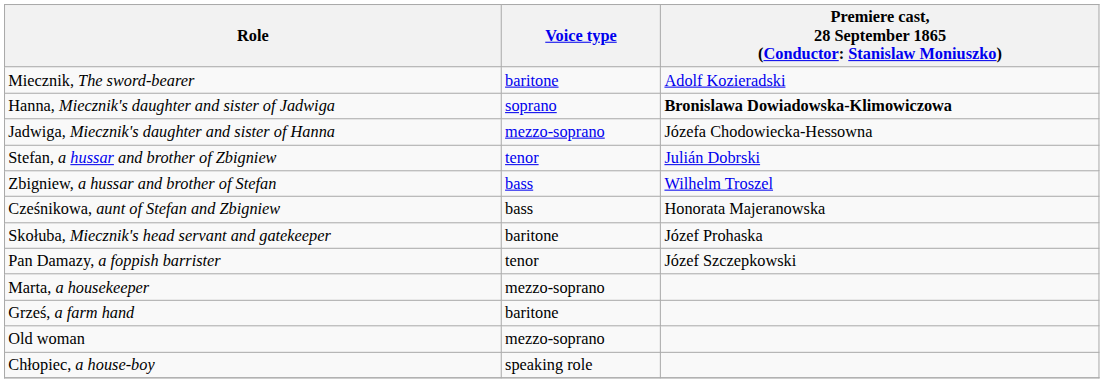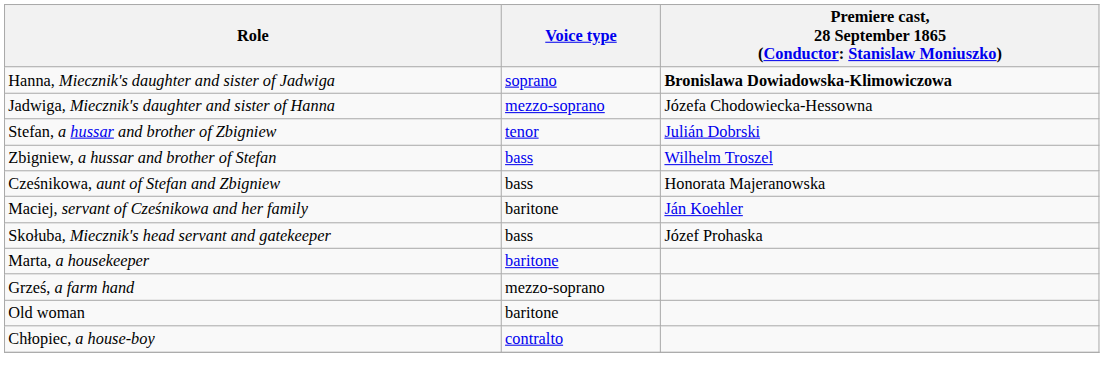- row: (101, 80)
+ row: (158, 209)
(532, 235) baritone -> (519, 235) bass
- row: (114, 261)
(555, 287) mezzo-soprano -> (532, 261) baritone
(532, 312) baritone -> (555, 287) mezzo-soprano
(555, 338) mezzo-soprano -> (532, 312) baritone
(549, 364) speaking role -> (534, 338) contralto
